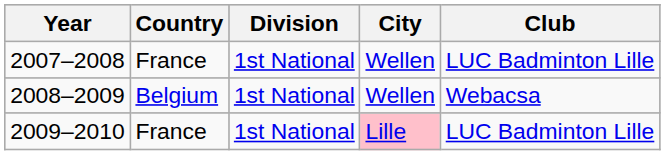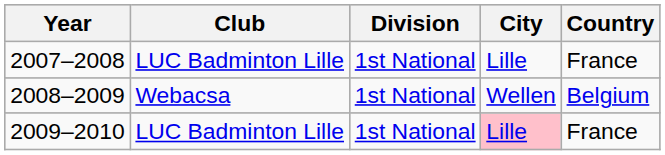columns swapped: (550, 23) <-> (179, 23)
(400, 59) Wellen -> (507, 59) Lille
